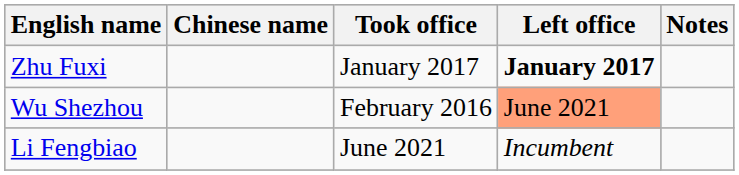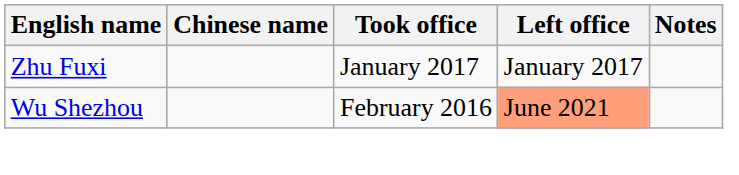(579, 66) bold -> (573, 66) normal
- row: (74, 148)
